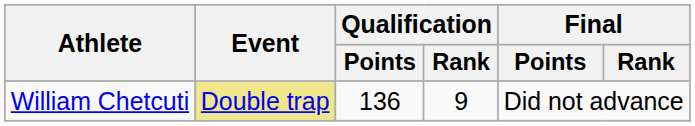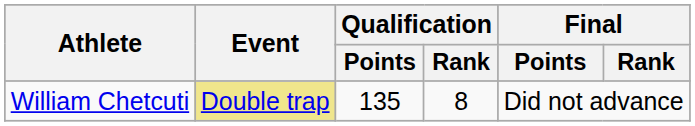(380, 101) 136 -> (380, 101) 135
(461, 101) 9 -> (461, 101) 8
